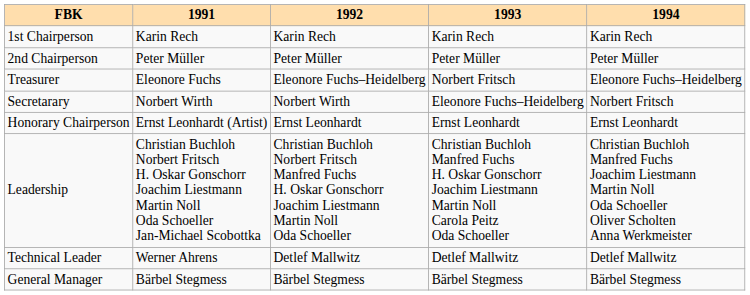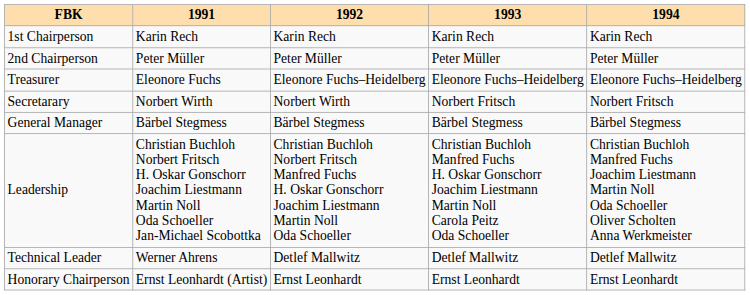(473, 79) Norbert Fritsch -> (508, 79) Eleonore Fuchs–Heidelberg
(508, 101) Eleonore Fuchs–Heidelberg -> (473, 101) Norbert Fritsch
rows swapped: (55, 279) <-> (69, 123)
